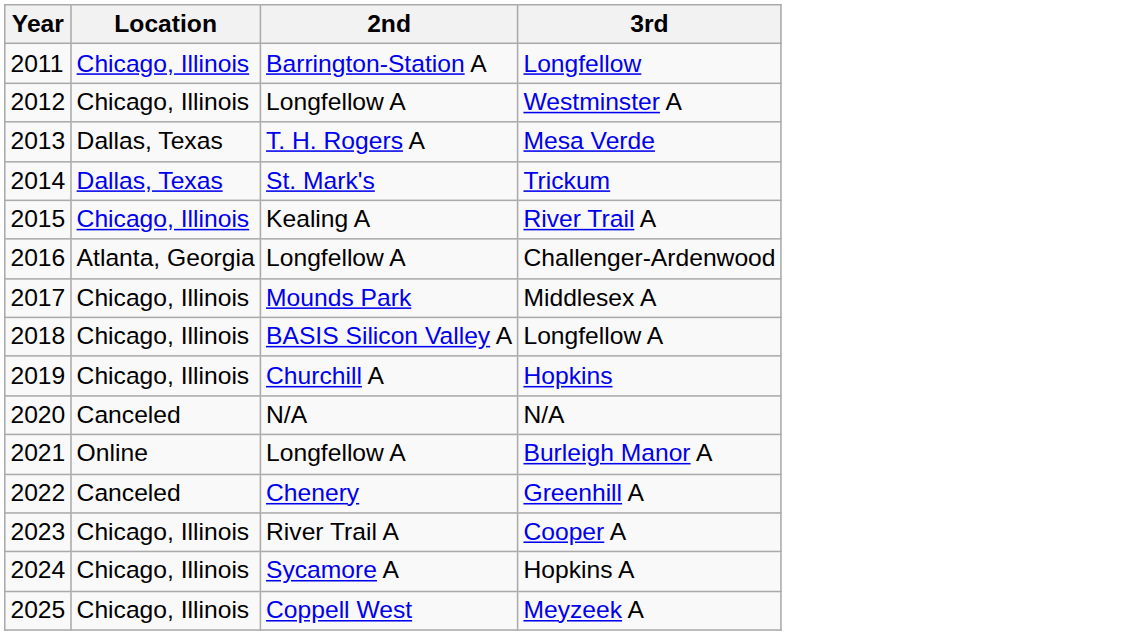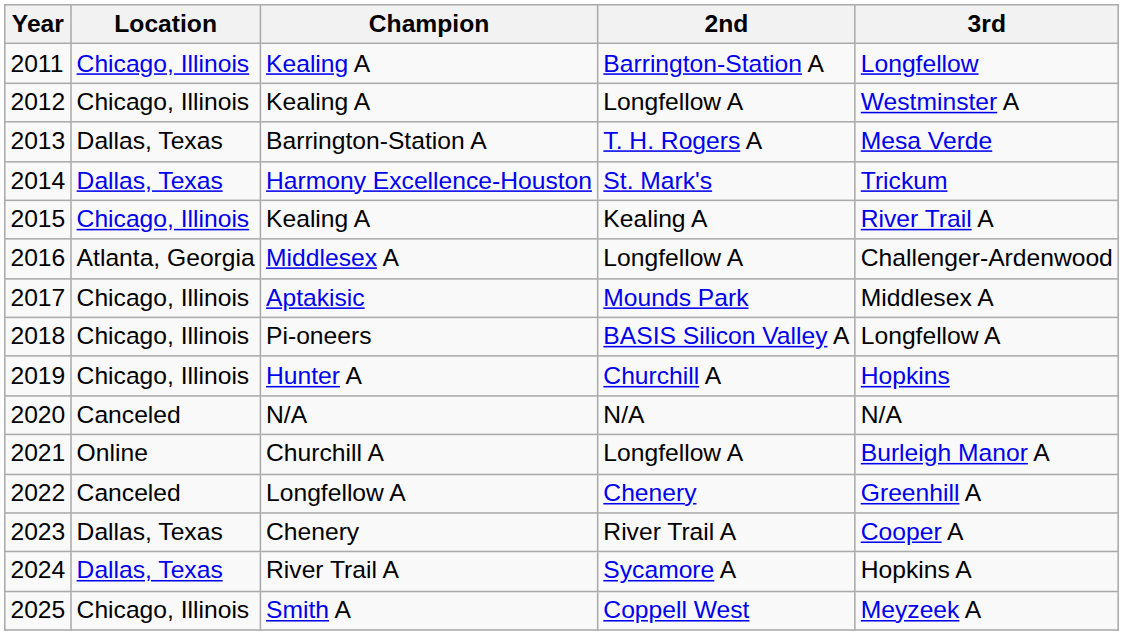+ column: (429, 24)
(163, 532) Chicago, Illinois -> (150, 532) Dallas, Texas
(163, 571) Chicago, Illinois -> (150, 571) Dallas, Texas
